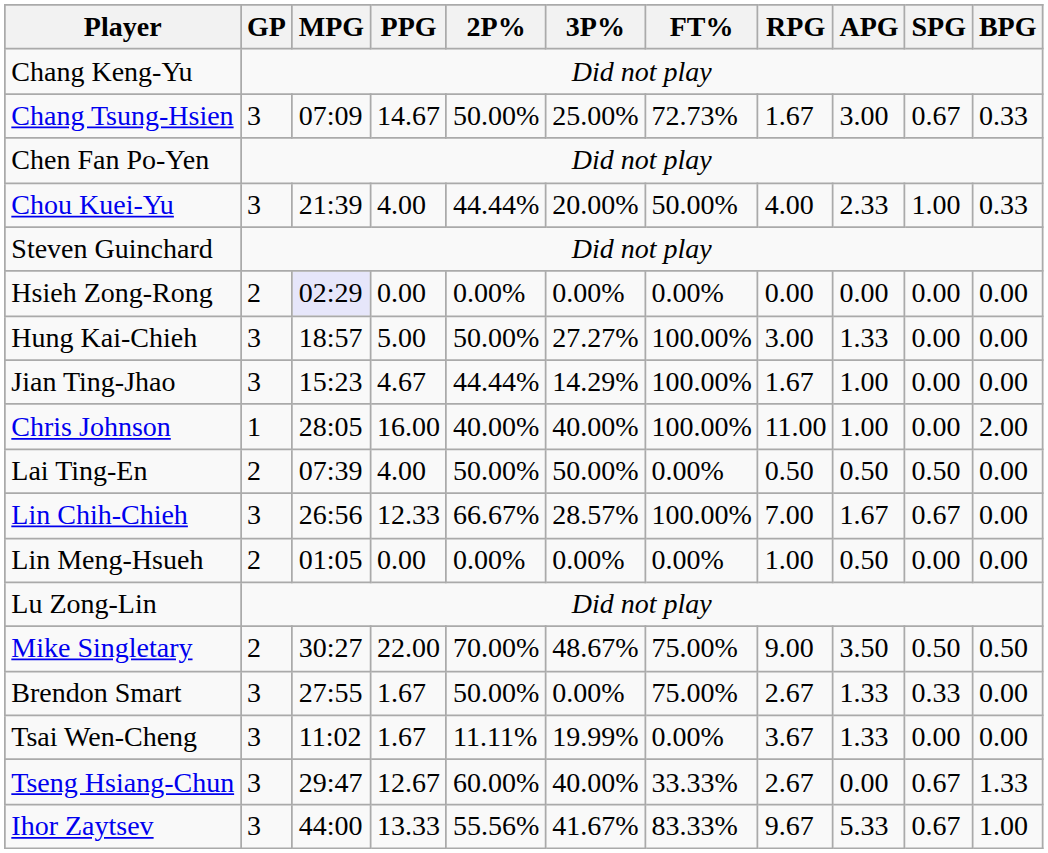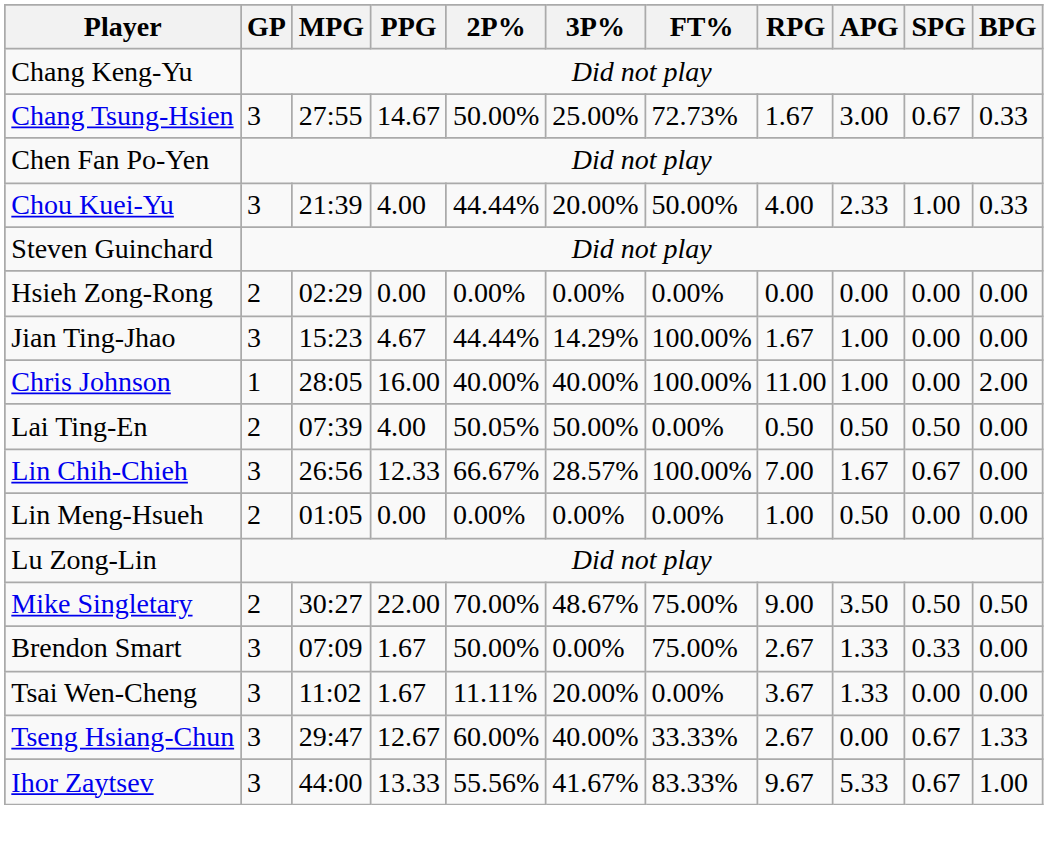(331, 115) 07:09 -> (331, 115) 27:55
(331, 293) lavender background -> (331, 293) no background
- row: (104, 337)
(496, 470) 50.00% -> (496, 426) 50.05%
(331, 692) 27:55 -> (331, 648) 07:09
(595, 737) 19.99% -> (595, 692) 20.00%
